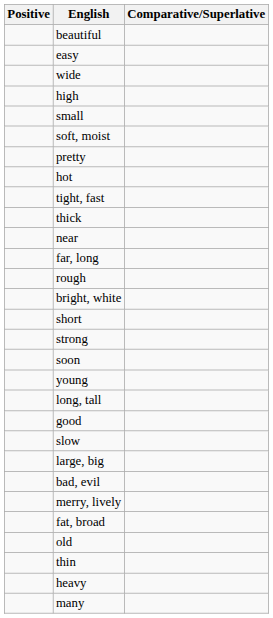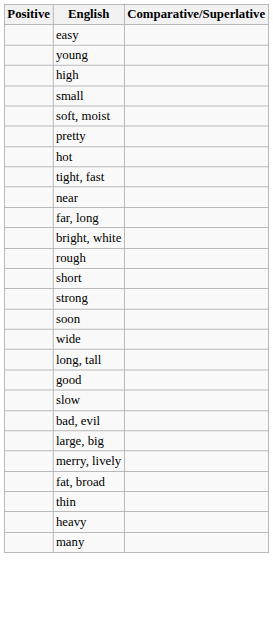- row: (79, 34)
rows swapped: (72, 380) <-> (68, 75)
- row: (69, 217)
rows swapped: (71, 278) <-> (89, 298)
rows swapped: (80, 461) <-> (78, 481)
- row: (64, 542)
